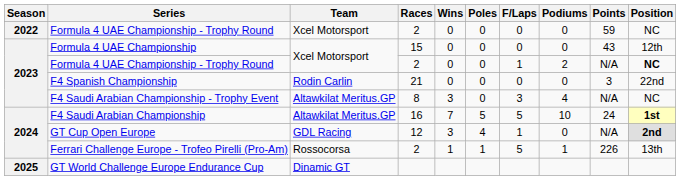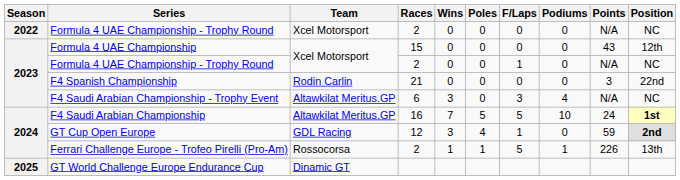(609, 30) 59 -> (609, 30) N/A
(565, 64) 2 -> (565, 64) 0
(652, 64) bold -> (652, 64) normal
(416, 99) 8 -> (416, 99) 6
(609, 133) N/A -> (609, 133) 59
